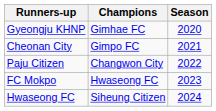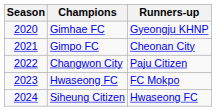columns swapped: (190, 13) <-> (46, 13)
